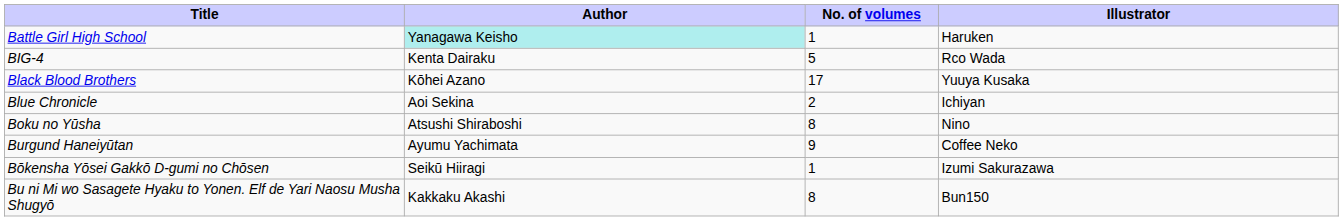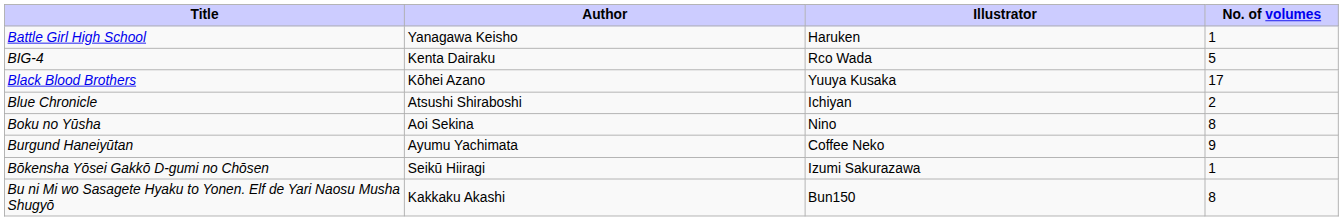columns swapped: (1138, 15) <-> (872, 15)
(463, 37) paleturquoise background -> (463, 37) no background
(441, 102) Aoi Sekina -> (465, 102) Atsushi Shiraboshi
(465, 124) Atsushi Shiraboshi -> (441, 124) Aoi Sekina
